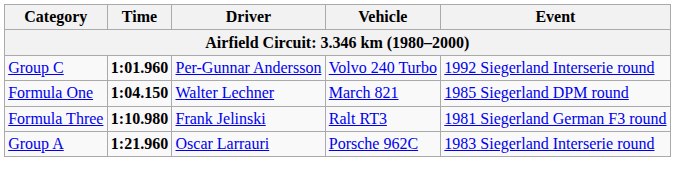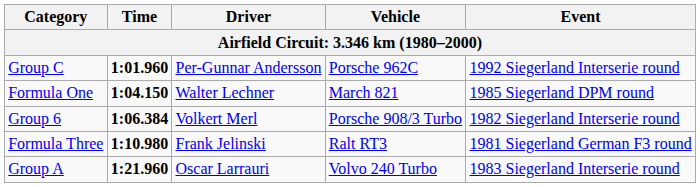(383, 67) Volvo 240 Turbo -> (373, 67) Porsche 962C
+ row: (35, 118)
(373, 144) Porsche 962C -> (383, 169) Volvo 240 Turbo
